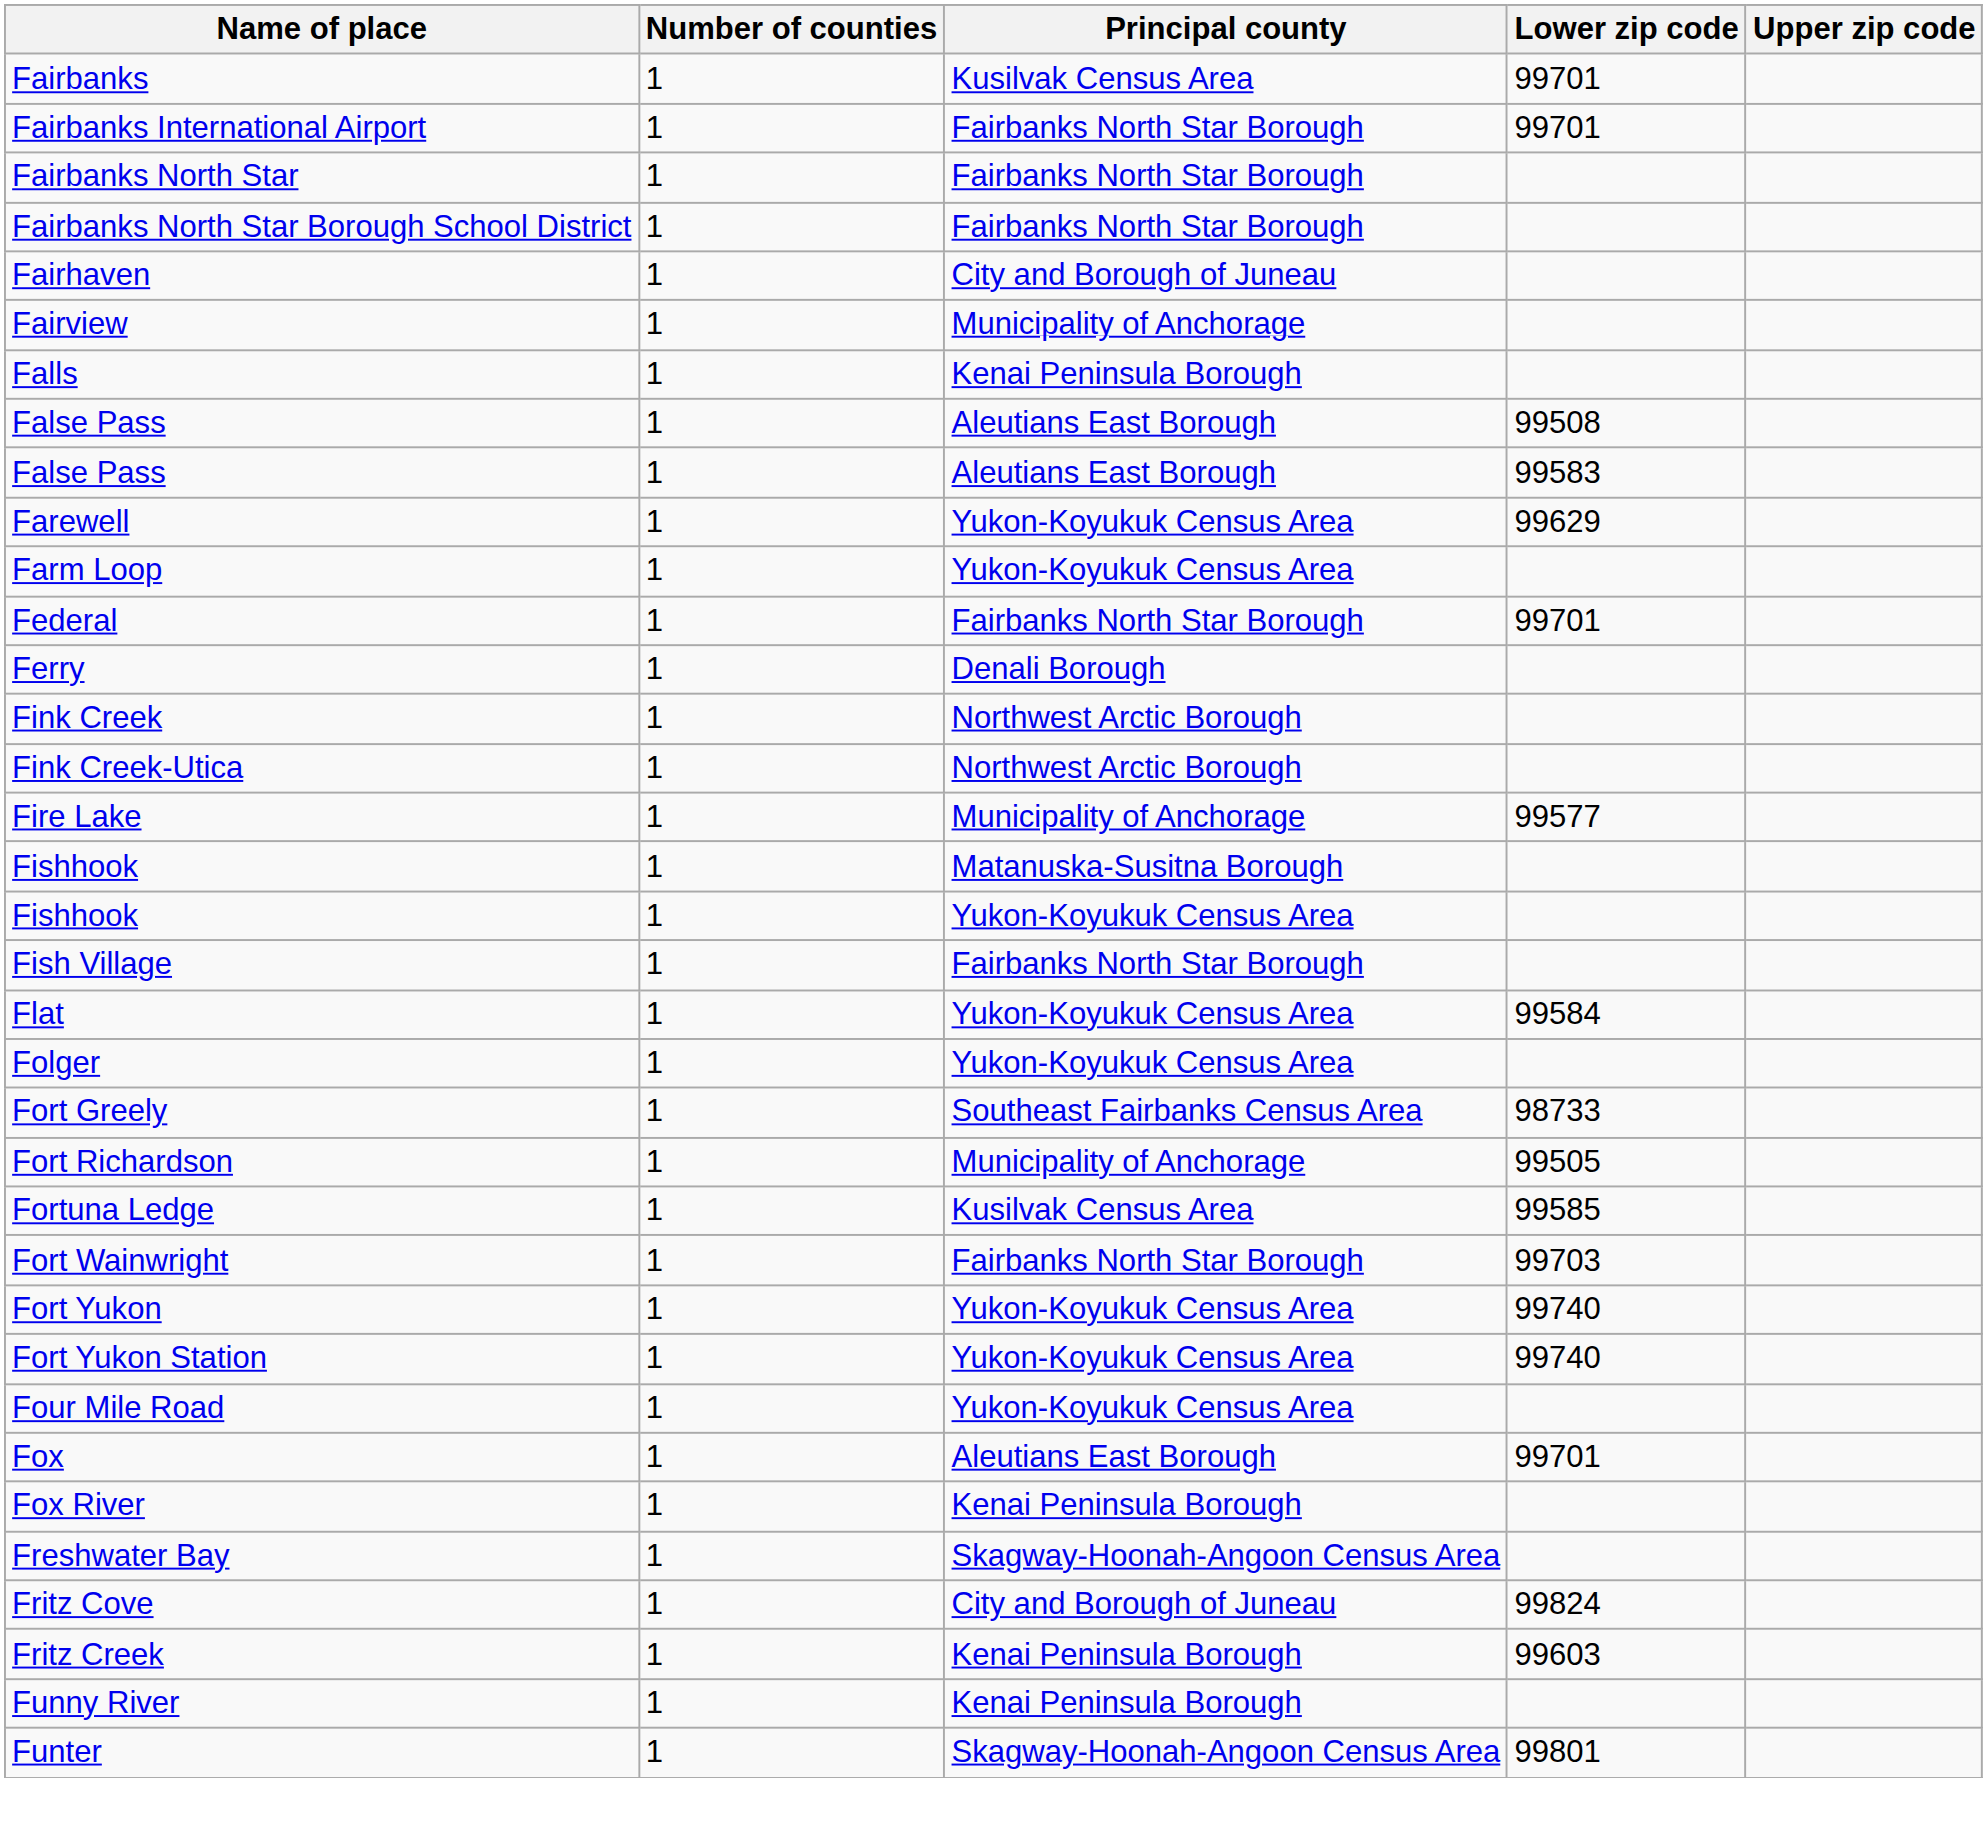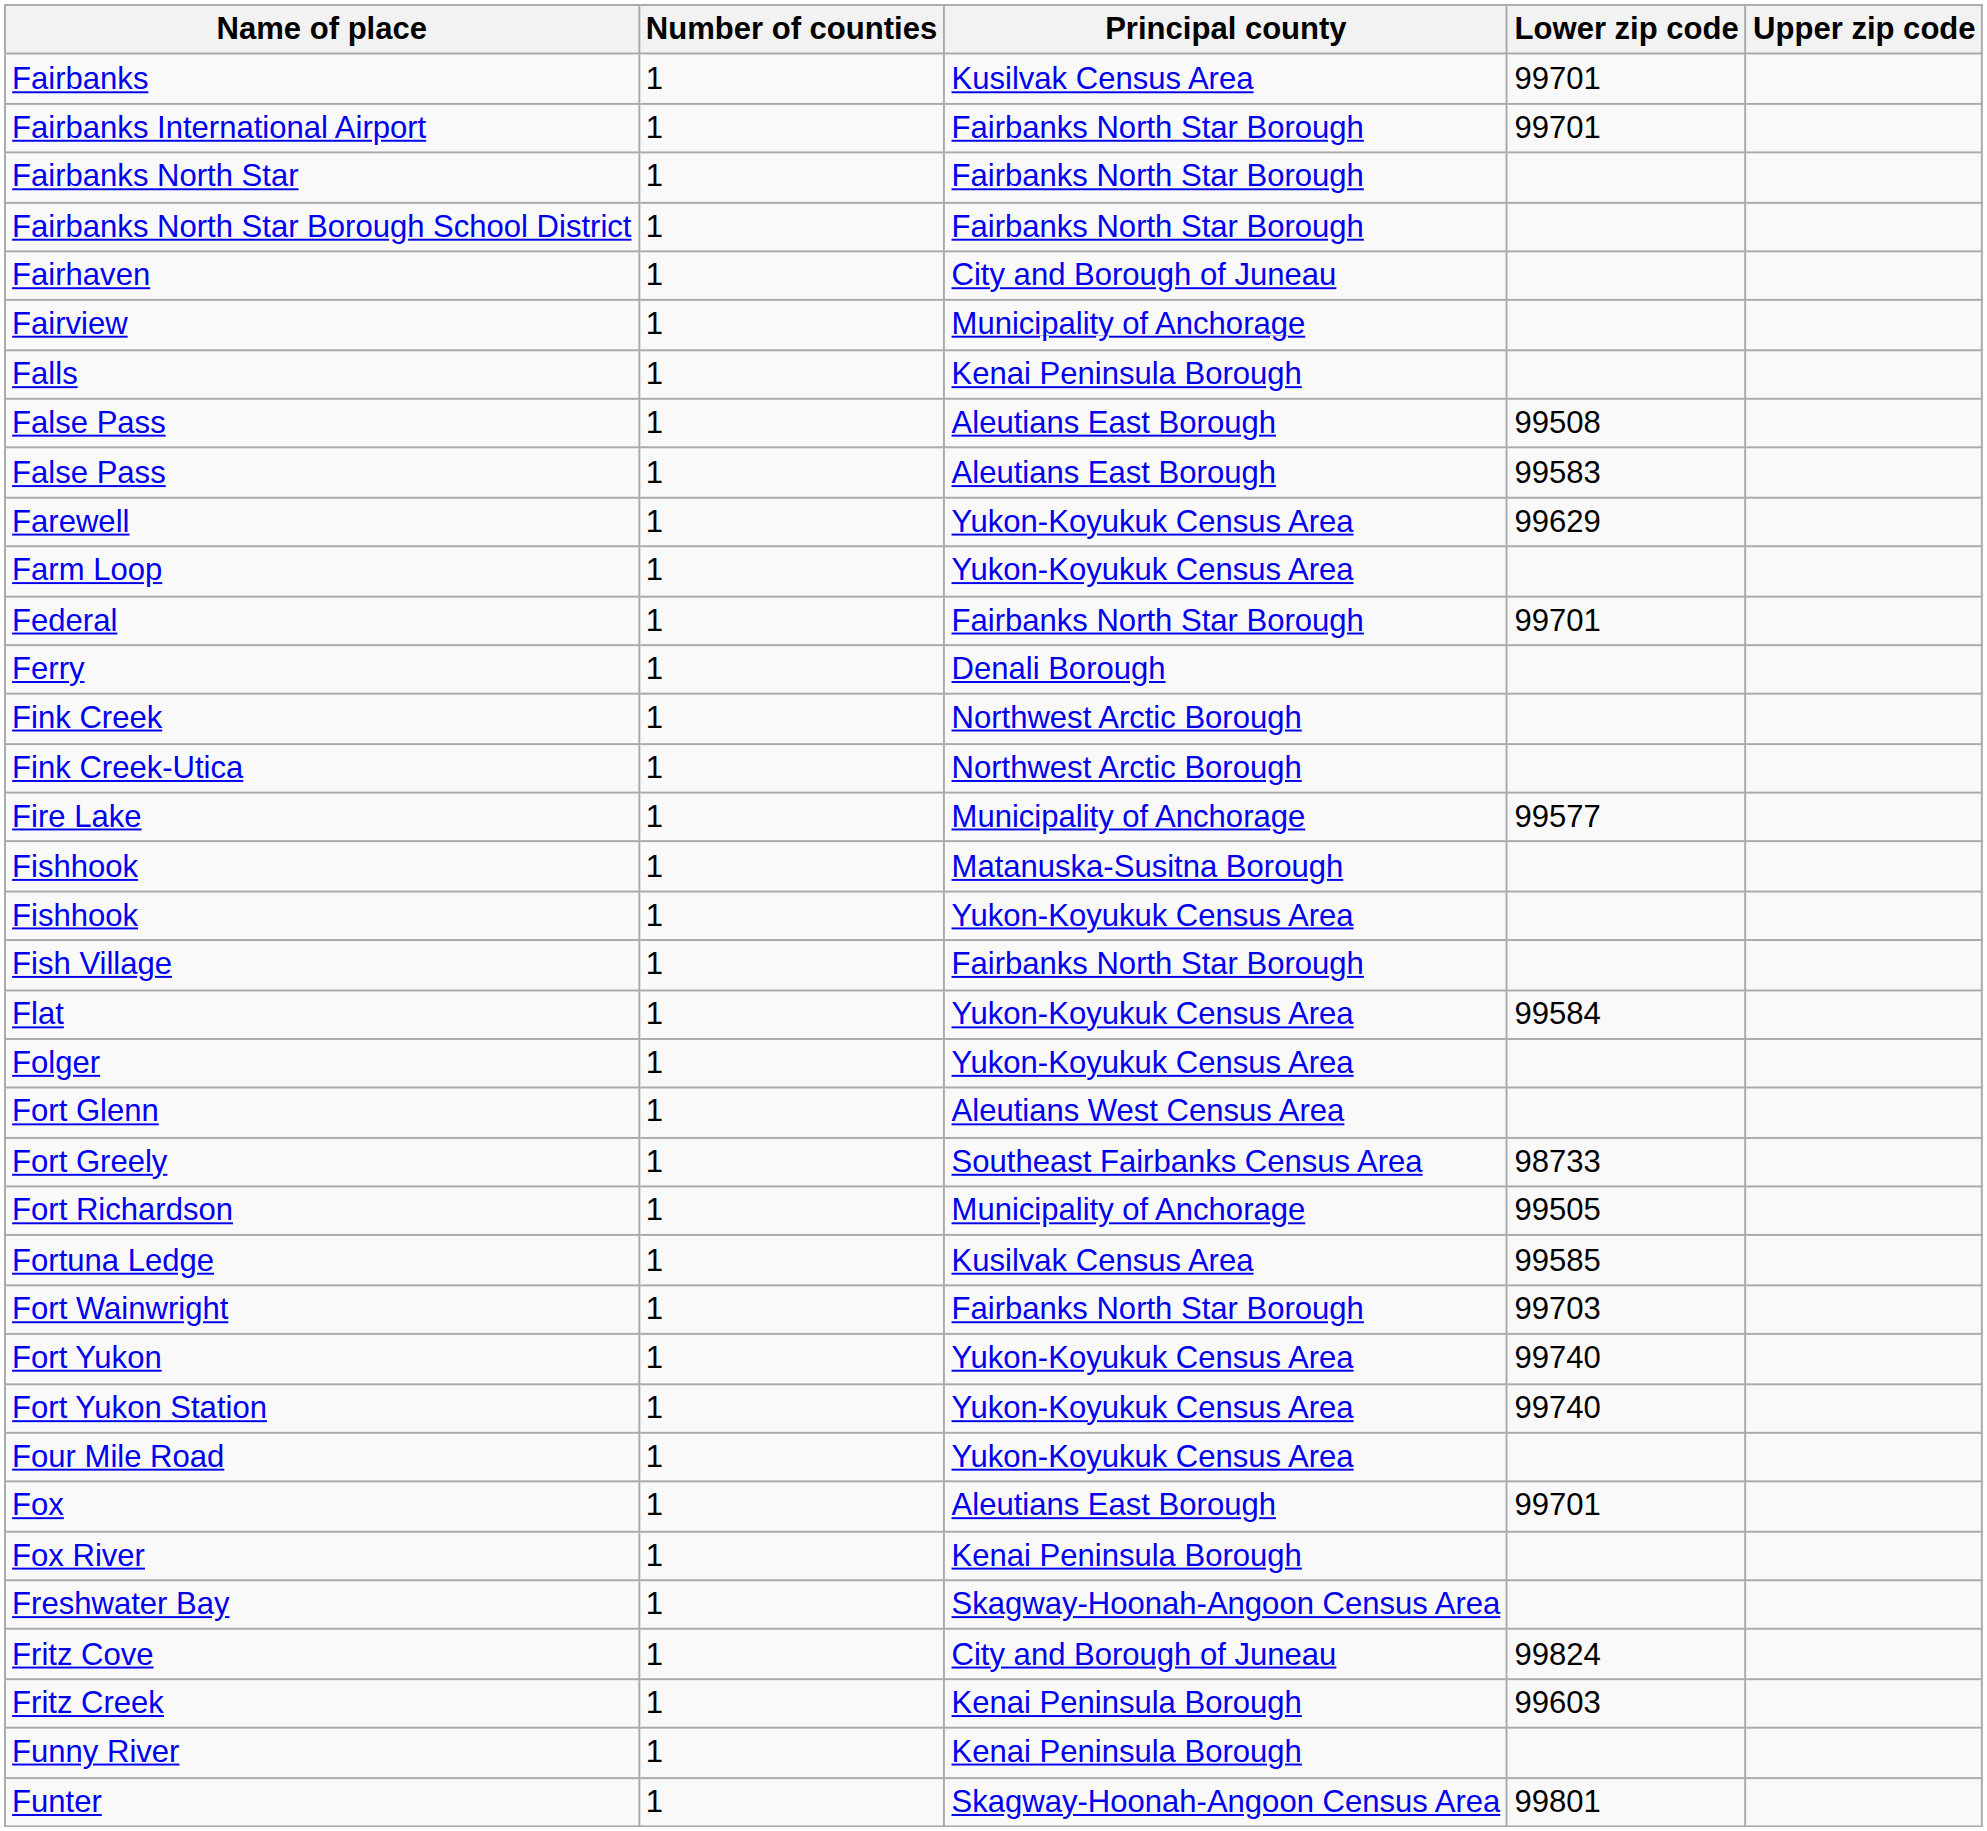+ row: (85, 1112)
